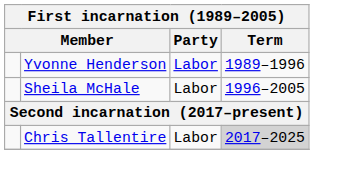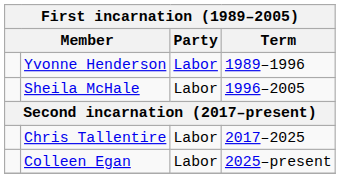(265, 137) lightgrey background -> (265, 137) no background
+ row: (77, 162)
